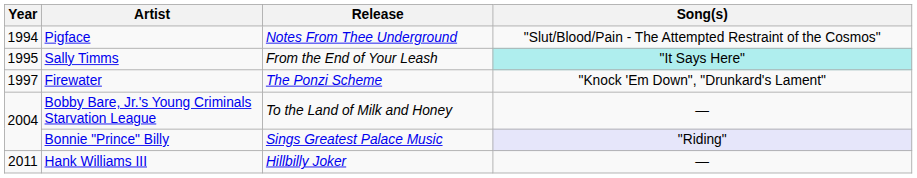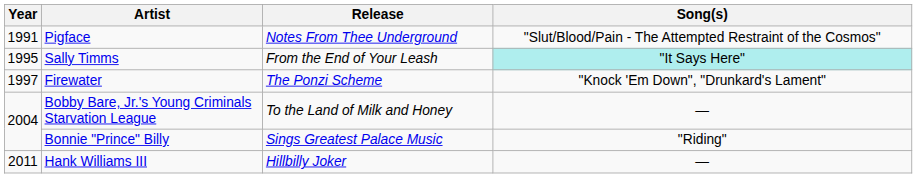(23, 37) 1994 -> (23, 37) 1991
(702, 140) lavender background -> (702, 140) no background
